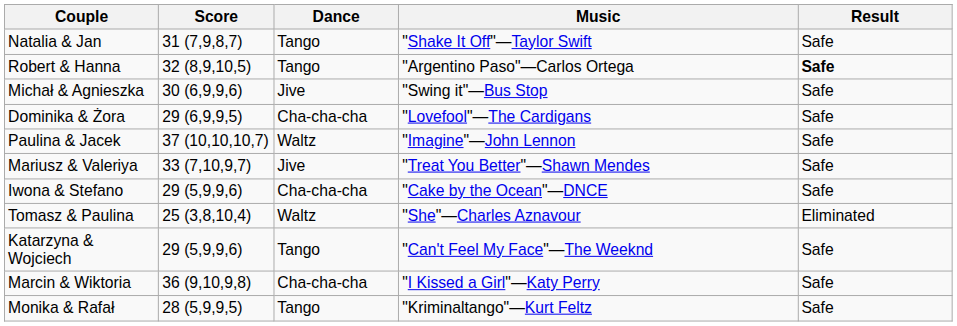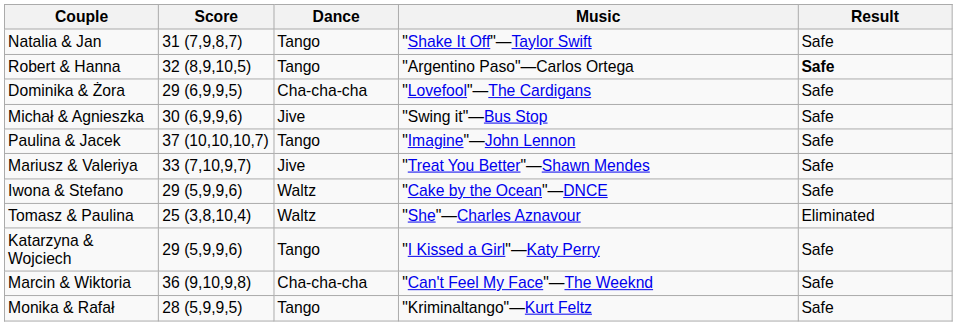rows swapped: (66, 116) <-> (76, 91)
(297, 141) Waltz -> (299, 141) Tango
(322, 191) Cha-cha-cha -> (297, 191) Waltz
(528, 249) "Can't Feel My Face"—The Weeknd -> (501, 249) "I Kissed a Girl"—Katy Perry
(501, 283) "I Kissed a Girl"—Katy Perry -> (528, 283) "Can't Feel My Face"—The Weeknd
